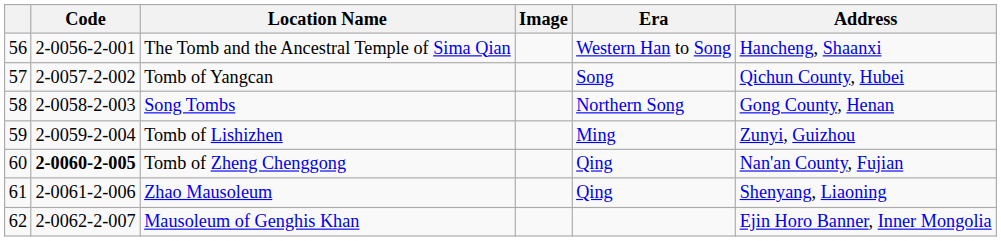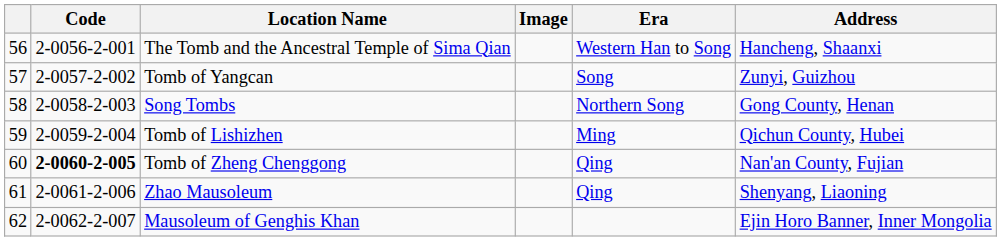(822, 76) Qichun County, Hubei -> (797, 76) Zunyi, Guizhou
(797, 134) Zunyi, Guizhou -> (822, 134) Qichun County, Hubei
